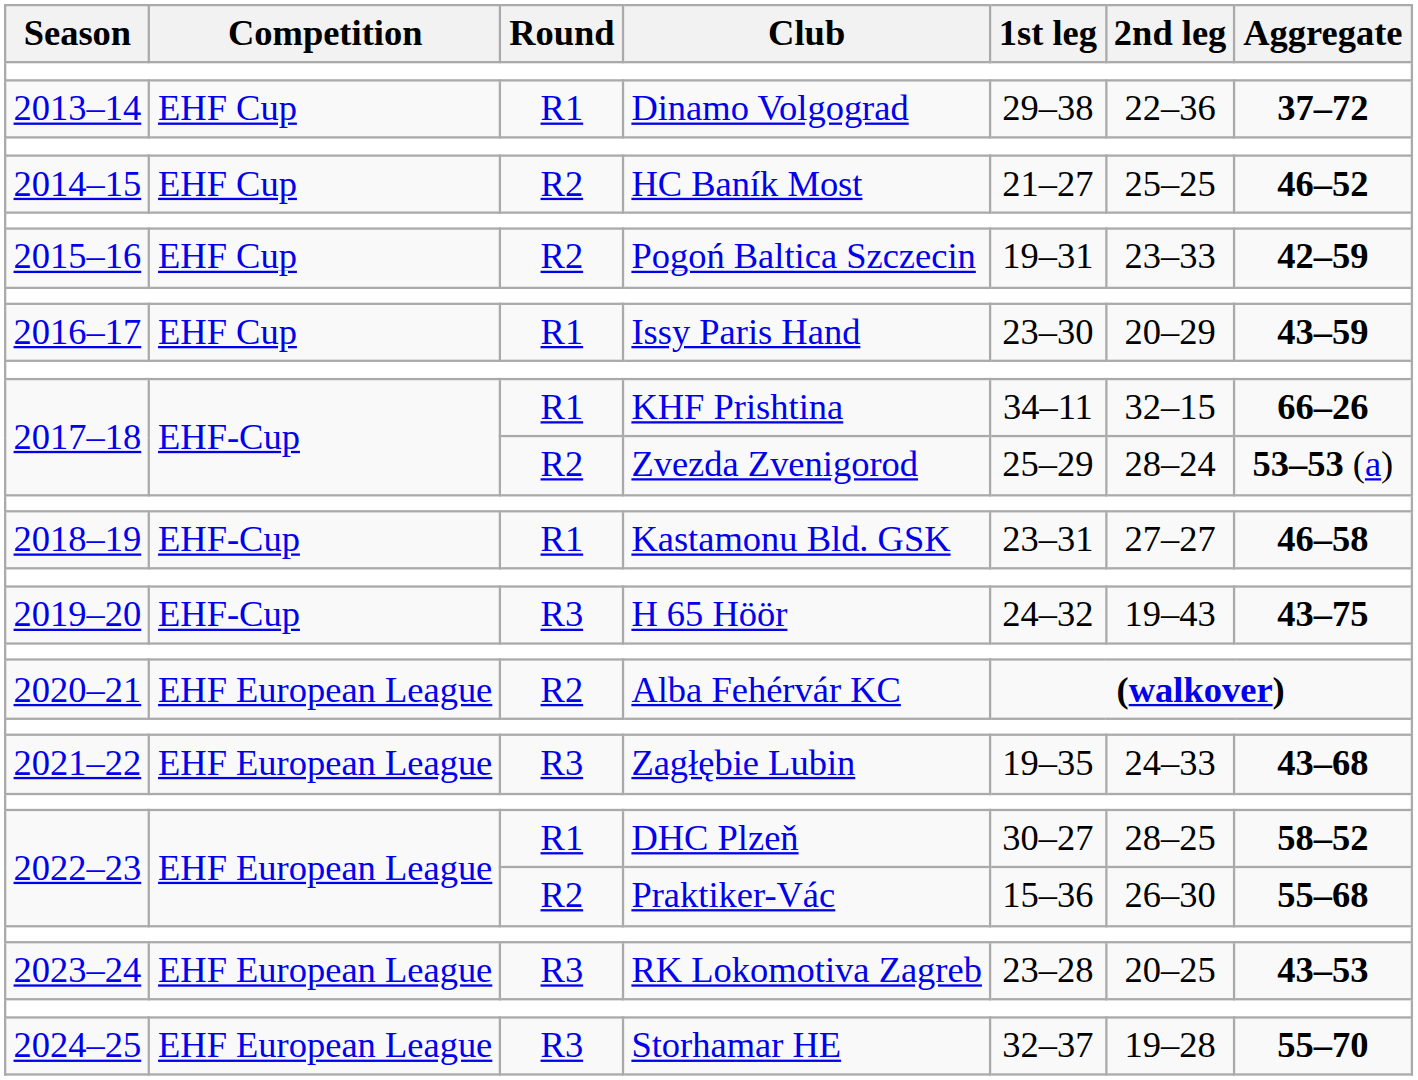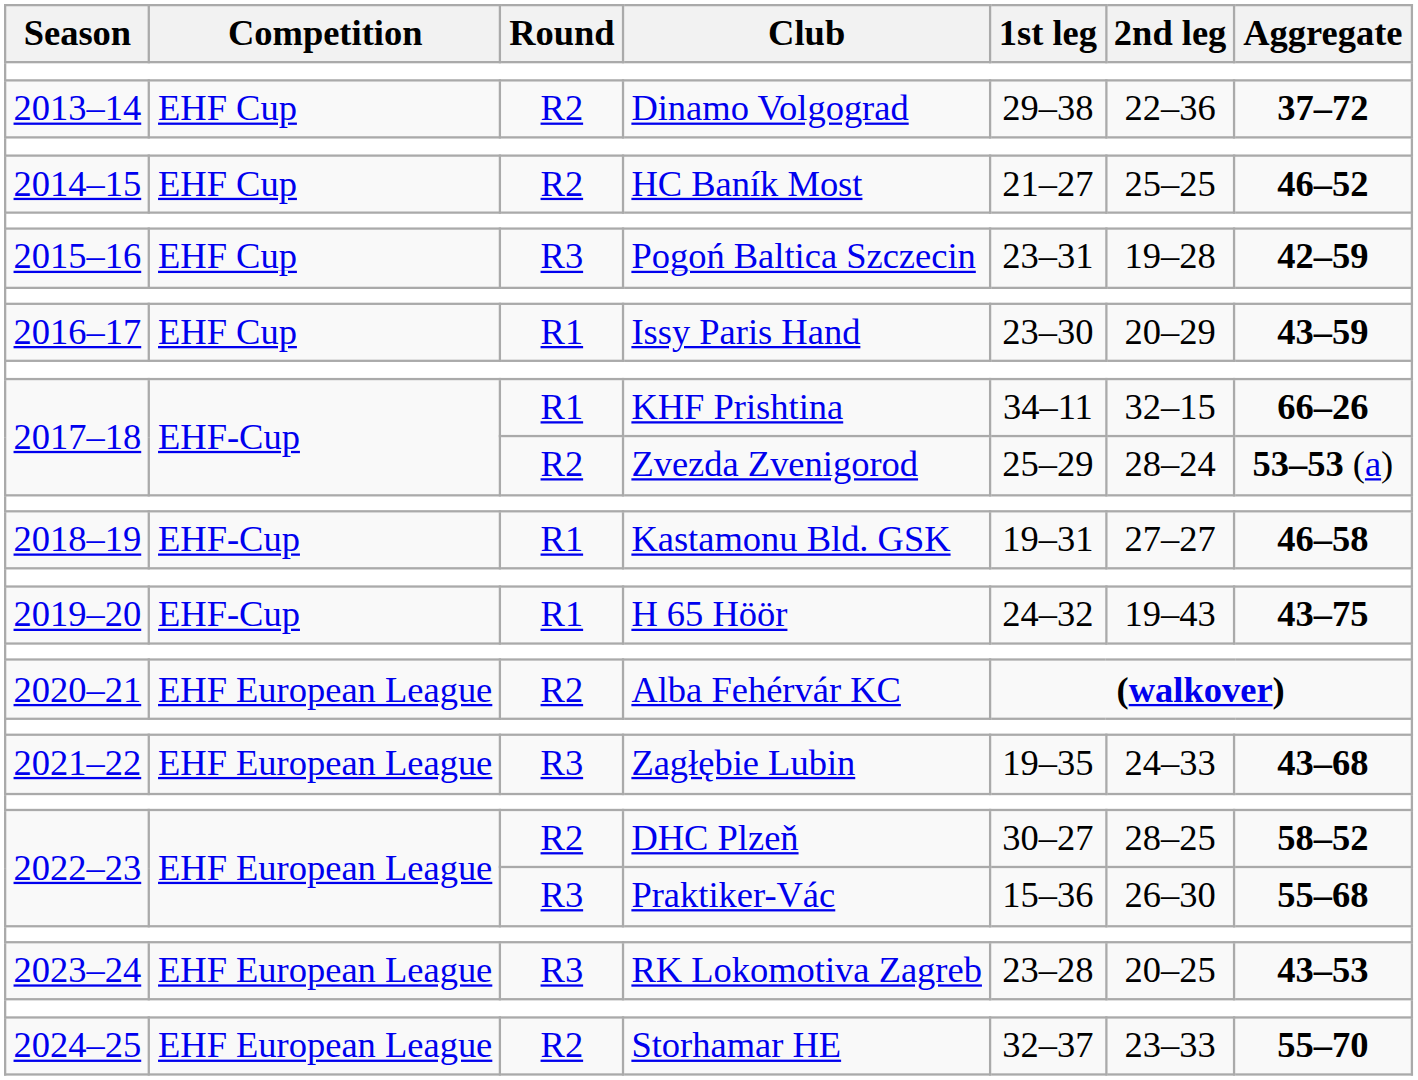(562, 108) R1 -> (562, 108) R2
(562, 257) R2 -> (562, 257) R3
(1048, 257) 19–31 -> (1048, 257) 23–31
(1170, 257) 23–33 -> (1170, 257) 19–28
(1048, 539) 23–31 -> (1048, 539) 19–31
(562, 613) R3 -> (562, 613) R1
(562, 837) R1 -> (562, 837) R2
(562, 895) R2 -> (562, 895) R3
(562, 1045) R3 -> (562, 1045) R2
(1170, 1045) 19–28 -> (1170, 1045) 23–33
